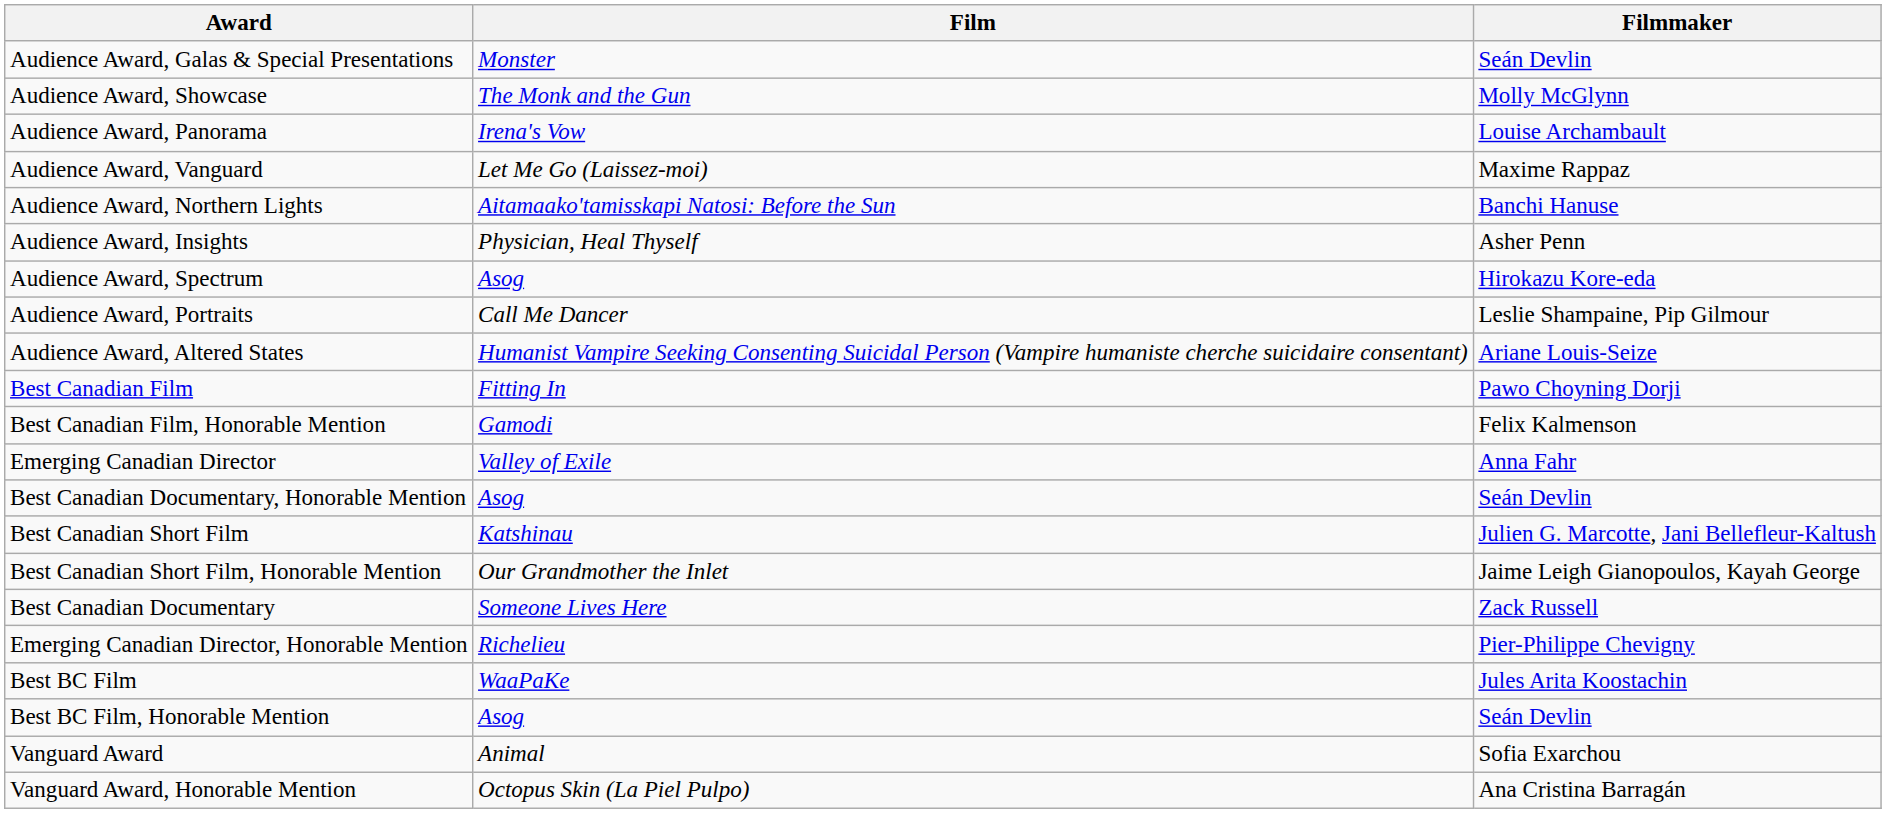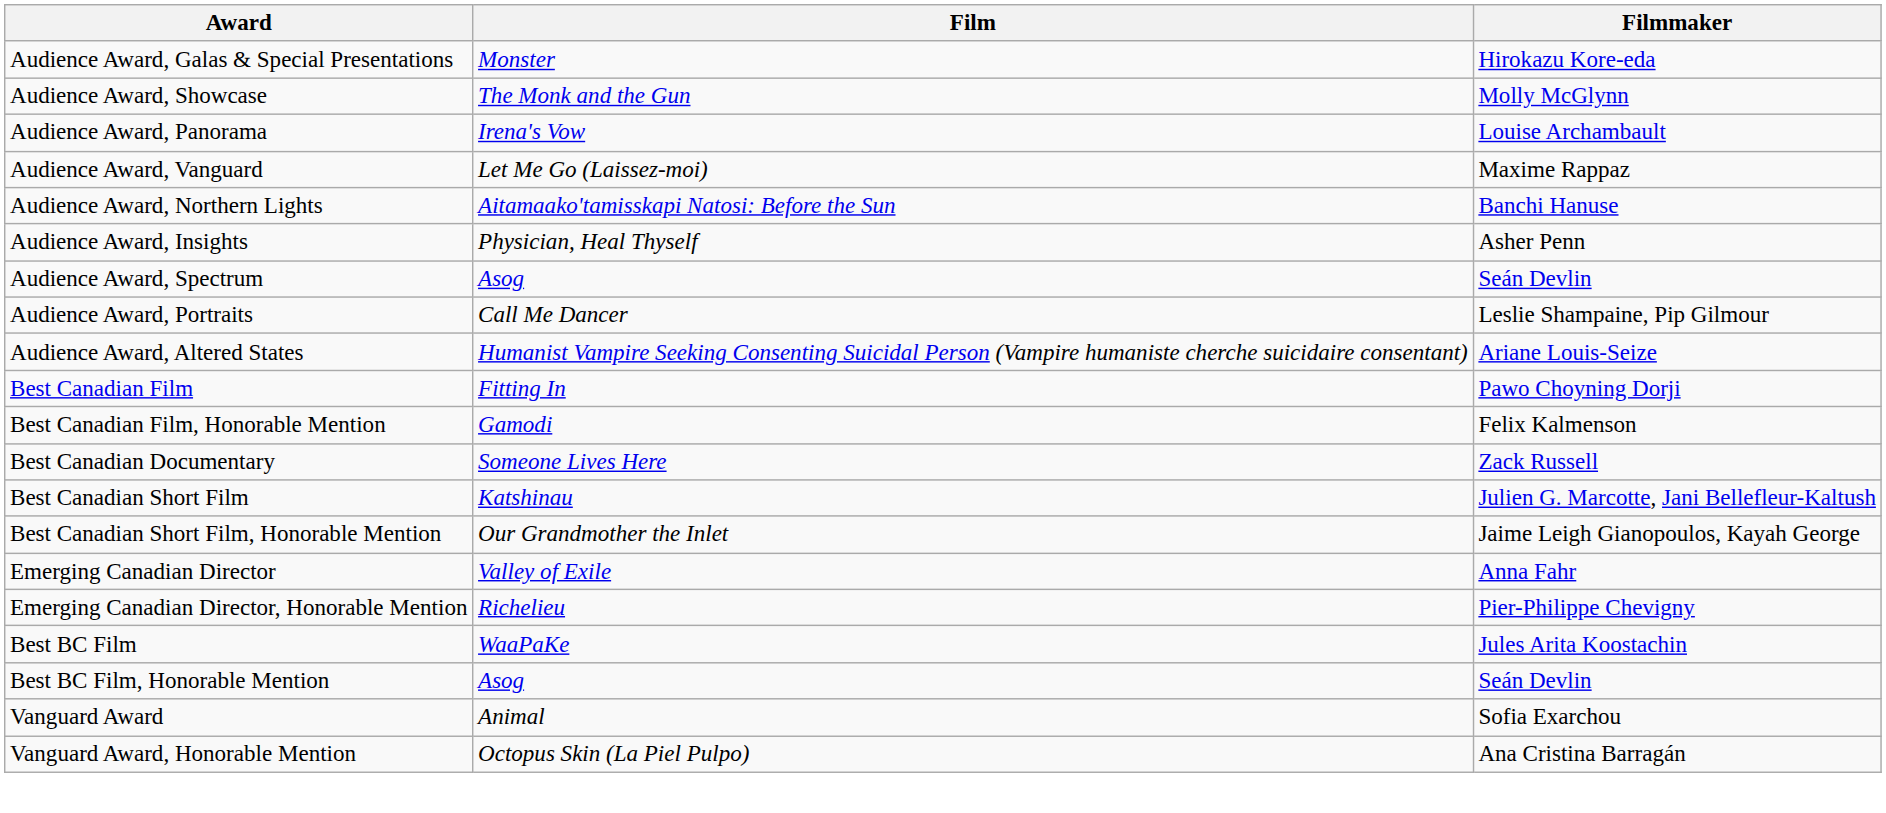(1535, 59) Seán Devlin -> (1567, 59) Hirokazu Kore-eda
(1567, 278) Hirokazu Kore-eda -> (1535, 278) Seán Devlin
rows swapped: (142, 607) <-> (143, 461)
- row: (238, 497)
